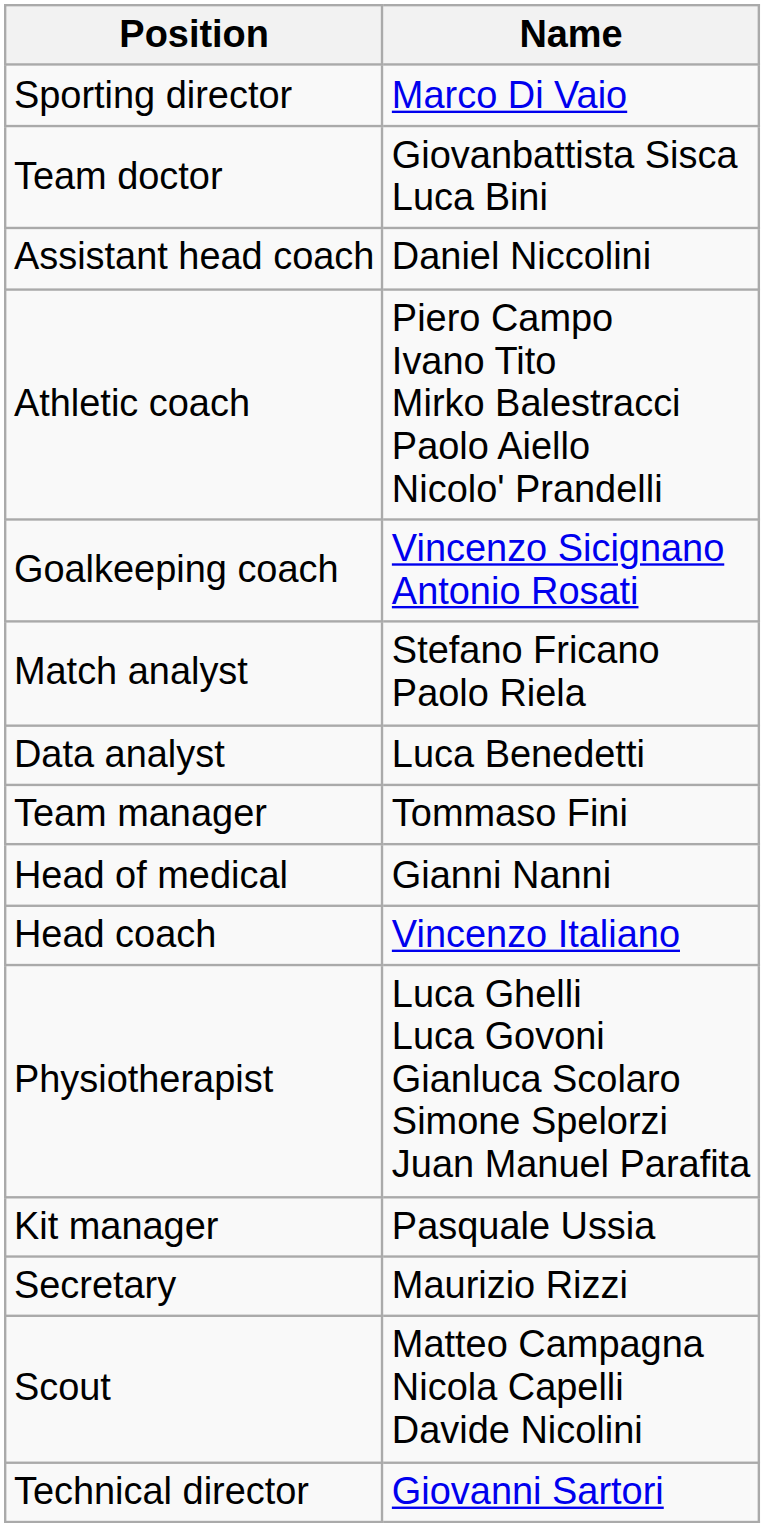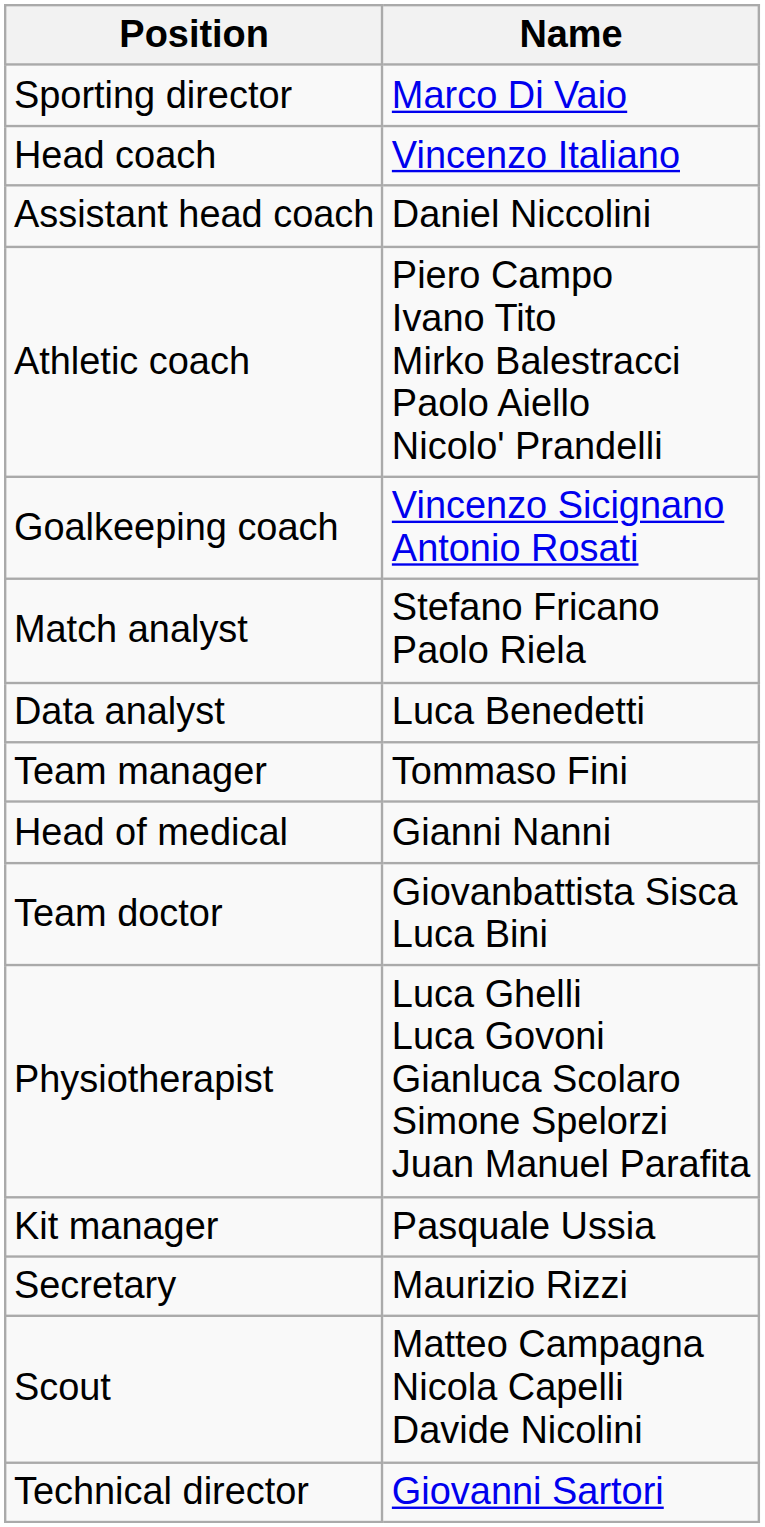rows swapped: (115, 934) <-> (118, 176)
